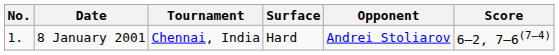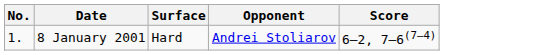- column: (206, 15)
